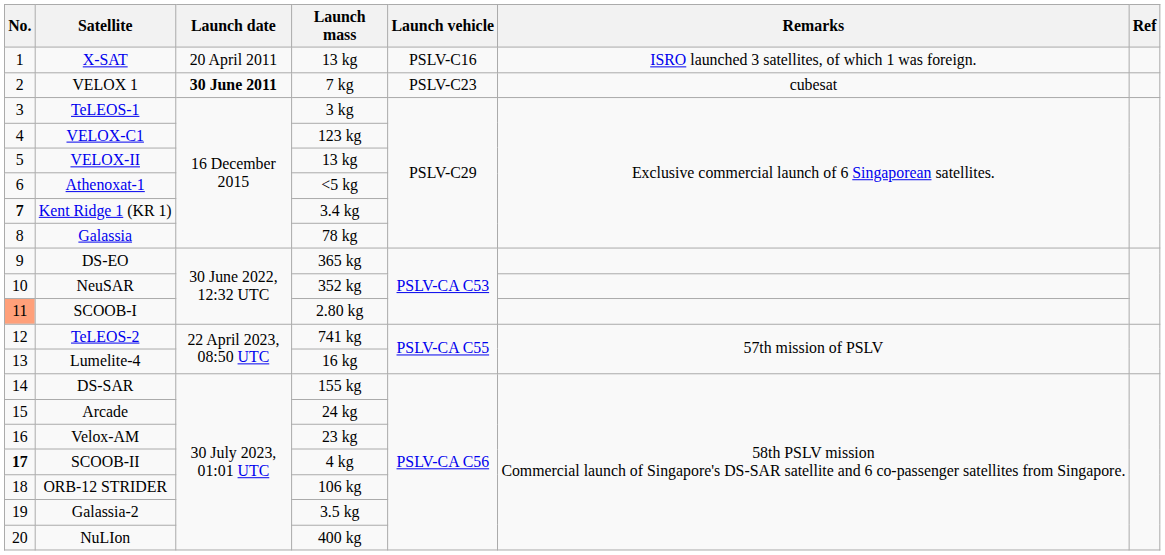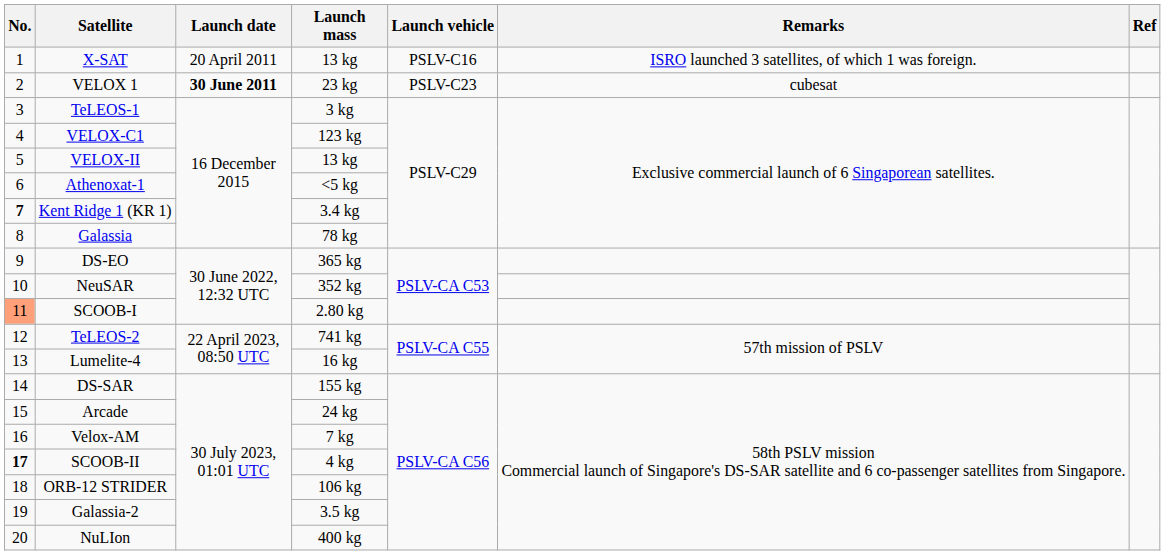(340, 85) 7 kg -> (340, 85) 23 kg
(340, 436) 23 kg -> (340, 436) 7 kg
